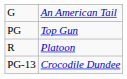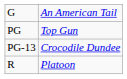rows swapped: (21, 64) <-> (11, 47)
